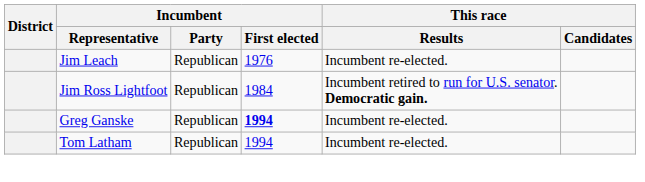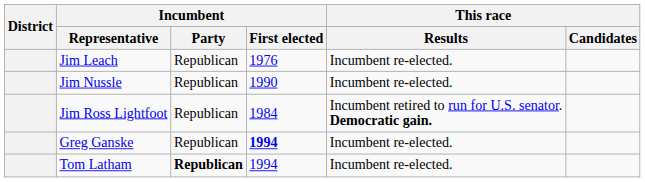+ row: (91, 82)
(206, 143) normal -> (208, 165) bold
